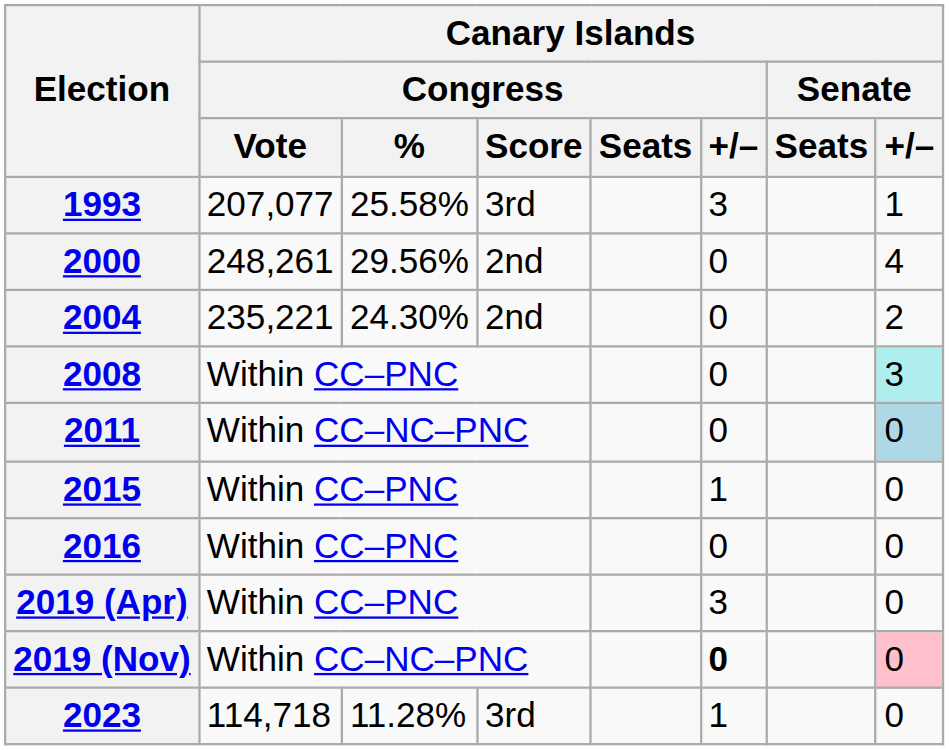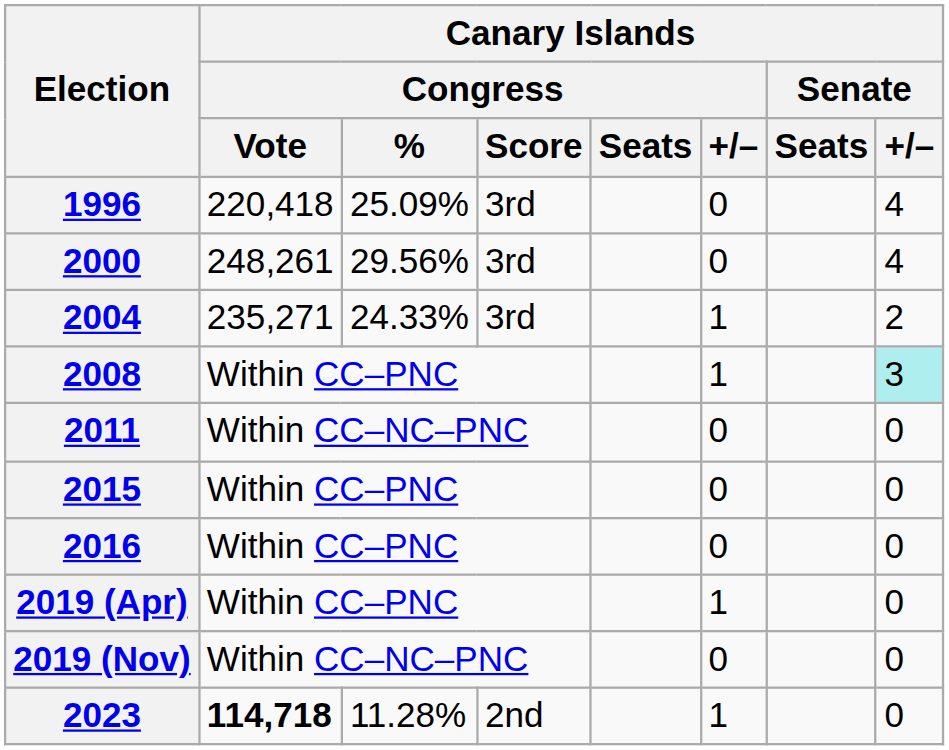- row: (102, 203)
+ row: (102, 203)
(514, 260) 2nd -> (510, 260) 3rd
(270, 317) 235,221 -> (270, 317) 235,271
(409, 317) 24.30% -> (409, 317) 24.33%
(514, 317) 2nd -> (510, 317) 3rd
(718, 317) 0 -> (718, 317) 1
(718, 374) 0 -> (718, 374) 1
(894, 430) lightblue background -> (894, 430) no background
(718, 487) 1 -> (718, 487) 0
(718, 601) 3 -> (718, 601) 1
(718, 658) bold -> (718, 658) normal
(894, 658) pink background -> (894, 658) no background
(269, 715) normal -> (269, 715) bold
(510, 715) 3rd -> (514, 715) 2nd
